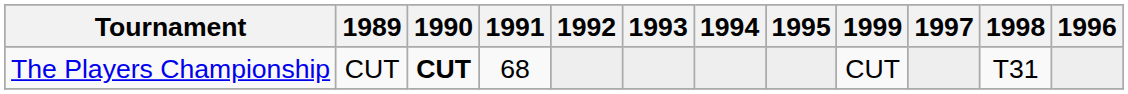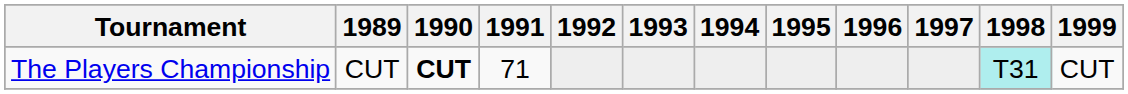columns swapped: (1087, 26) <-> (873, 26)
(515, 68) 68 -> (515, 68) 71
(1016, 68) no background -> (1016, 68) paleturquoise background
